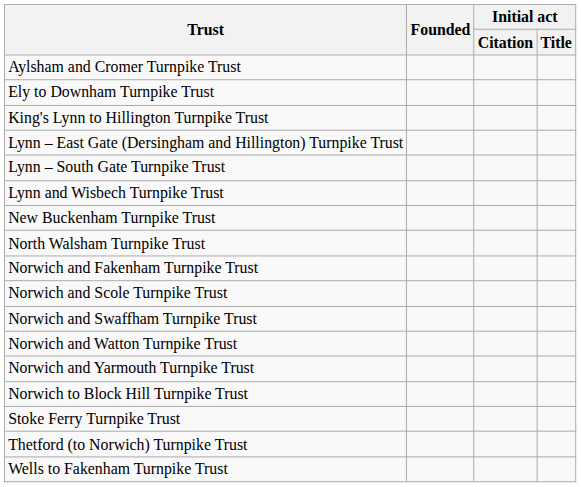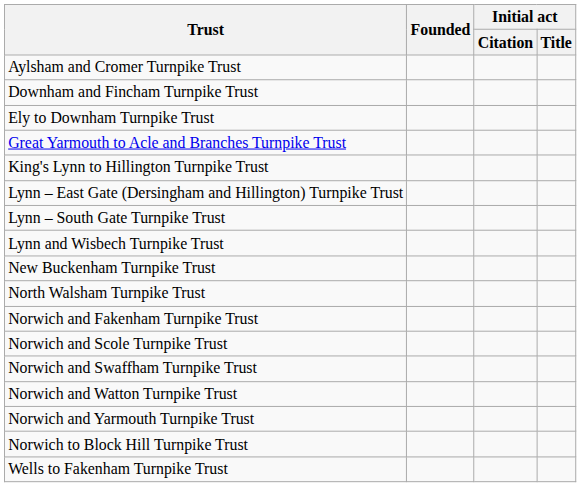+ row: (133, 92)
+ row: (177, 142)
- row: (94, 419)
- row: (128, 444)
